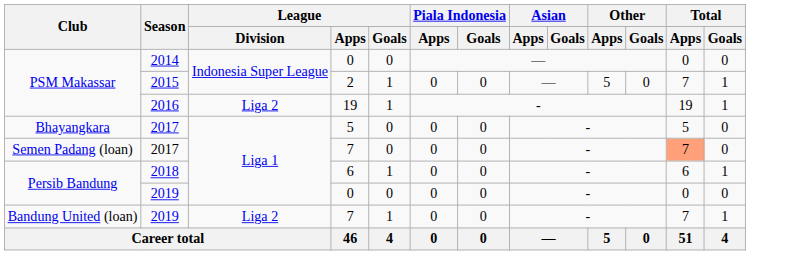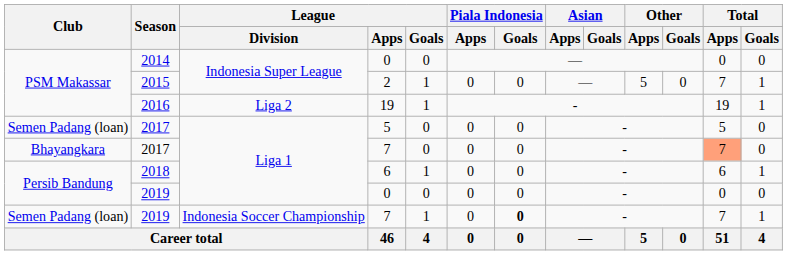(73, 127) Bhayangkara -> (68, 127) Semen Padang (loan)
(73, 149) Semen Padang (loan) -> (68, 149) Bhayangkara
(73, 216) Bandung United (loan) -> (68, 216) Semen Padang (loan)
(260, 216) Liga 2 -> (274, 216) Indonesia Soccer Championship
(483, 216) normal -> (520, 216) bold
